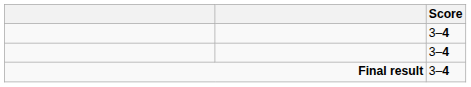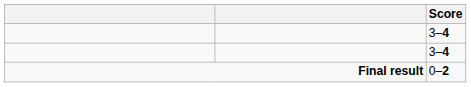(439, 71) 3–4 -> (439, 71) 0–2
